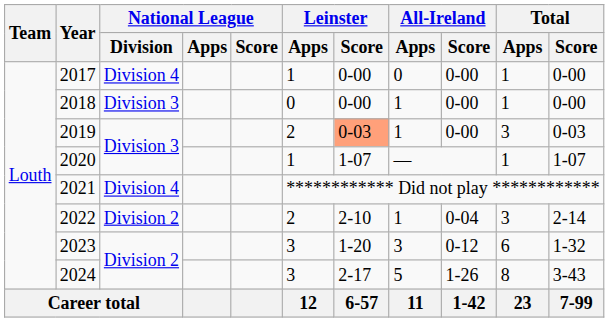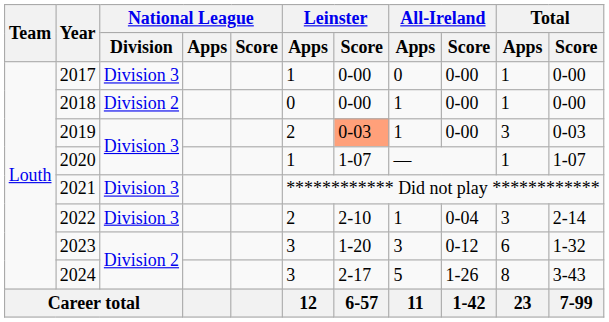(141, 75) Division 4 -> (141, 75) Division 3
(141, 103) Division 3 -> (141, 103) Division 2
(141, 189) Division 4 -> (141, 189) Division 3
(141, 217) Division 2 -> (141, 217) Division 3
